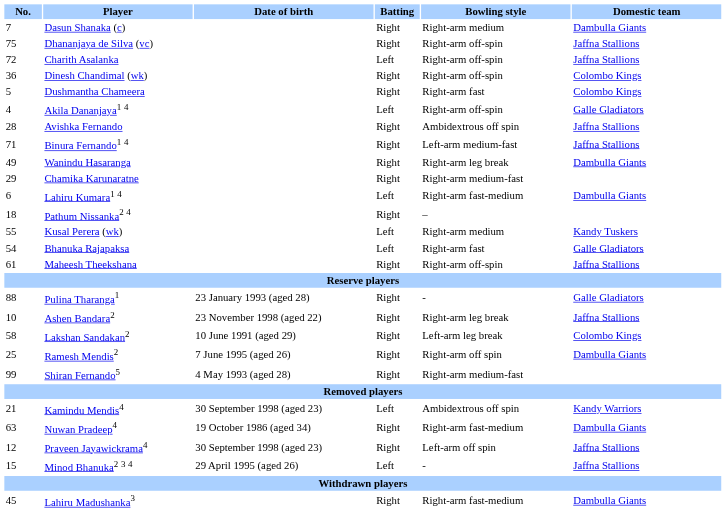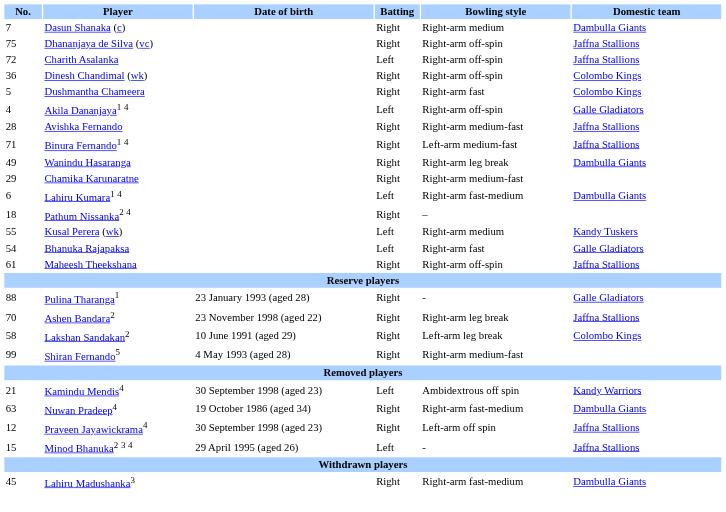(471, 127) Ambidextrous off spin -> (473, 127) Right-arm medium-fast
(11, 317) 10 -> (11, 317) 70
- row: (81, 355)
